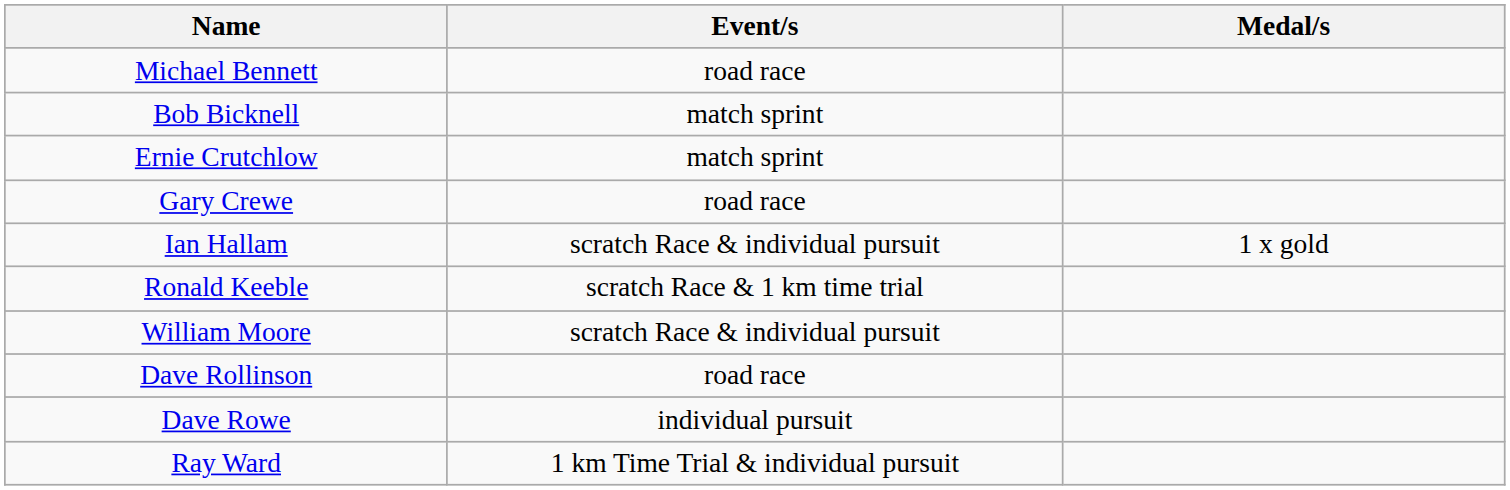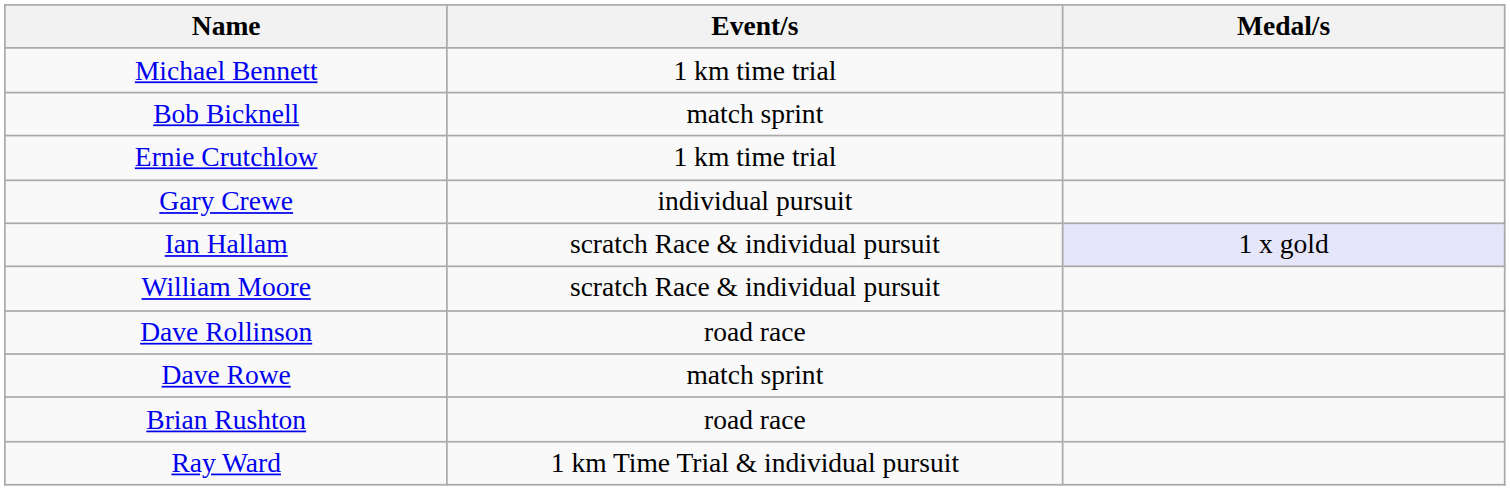(755, 69) road race -> (755, 69) 1 km time trial
(755, 157) match sprint -> (755, 157) 1 km time trial
(755, 200) road race -> (755, 200) individual pursuit
(1284, 244) no background -> (1284, 244) lavender background
- row: (226, 288)
(755, 419) individual pursuit -> (755, 375) match sprint
+ row: (226, 419)
